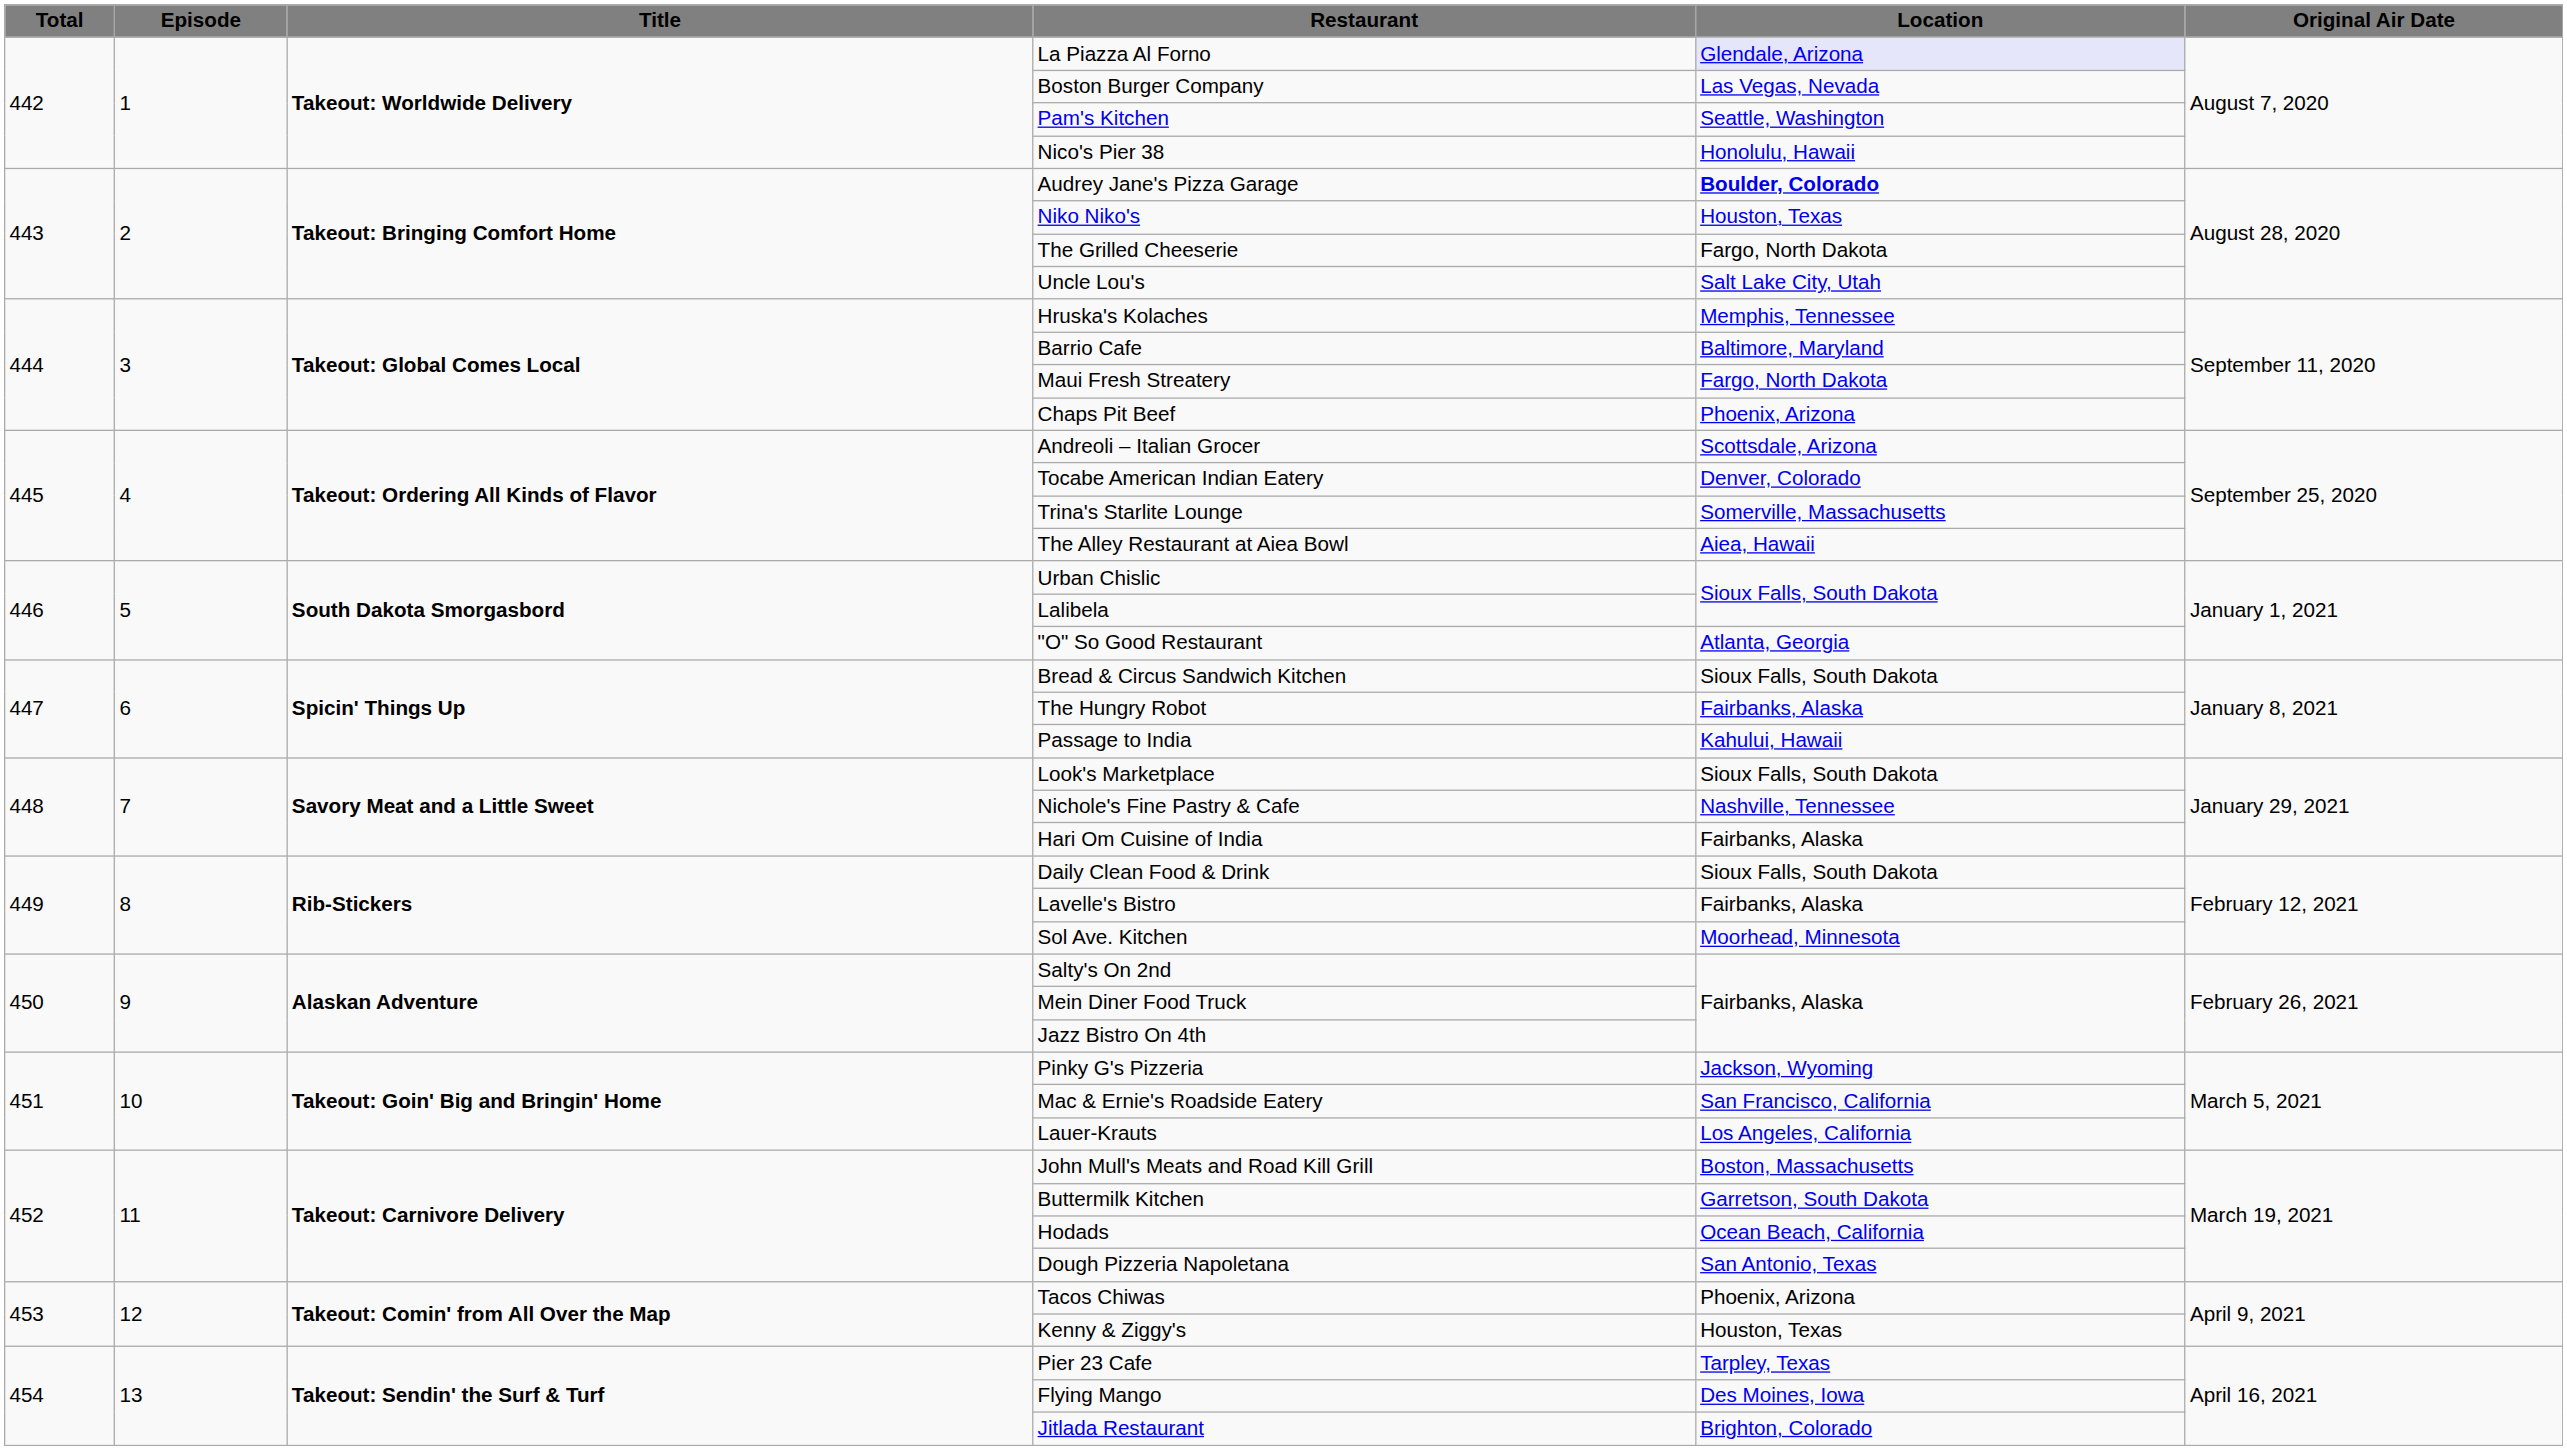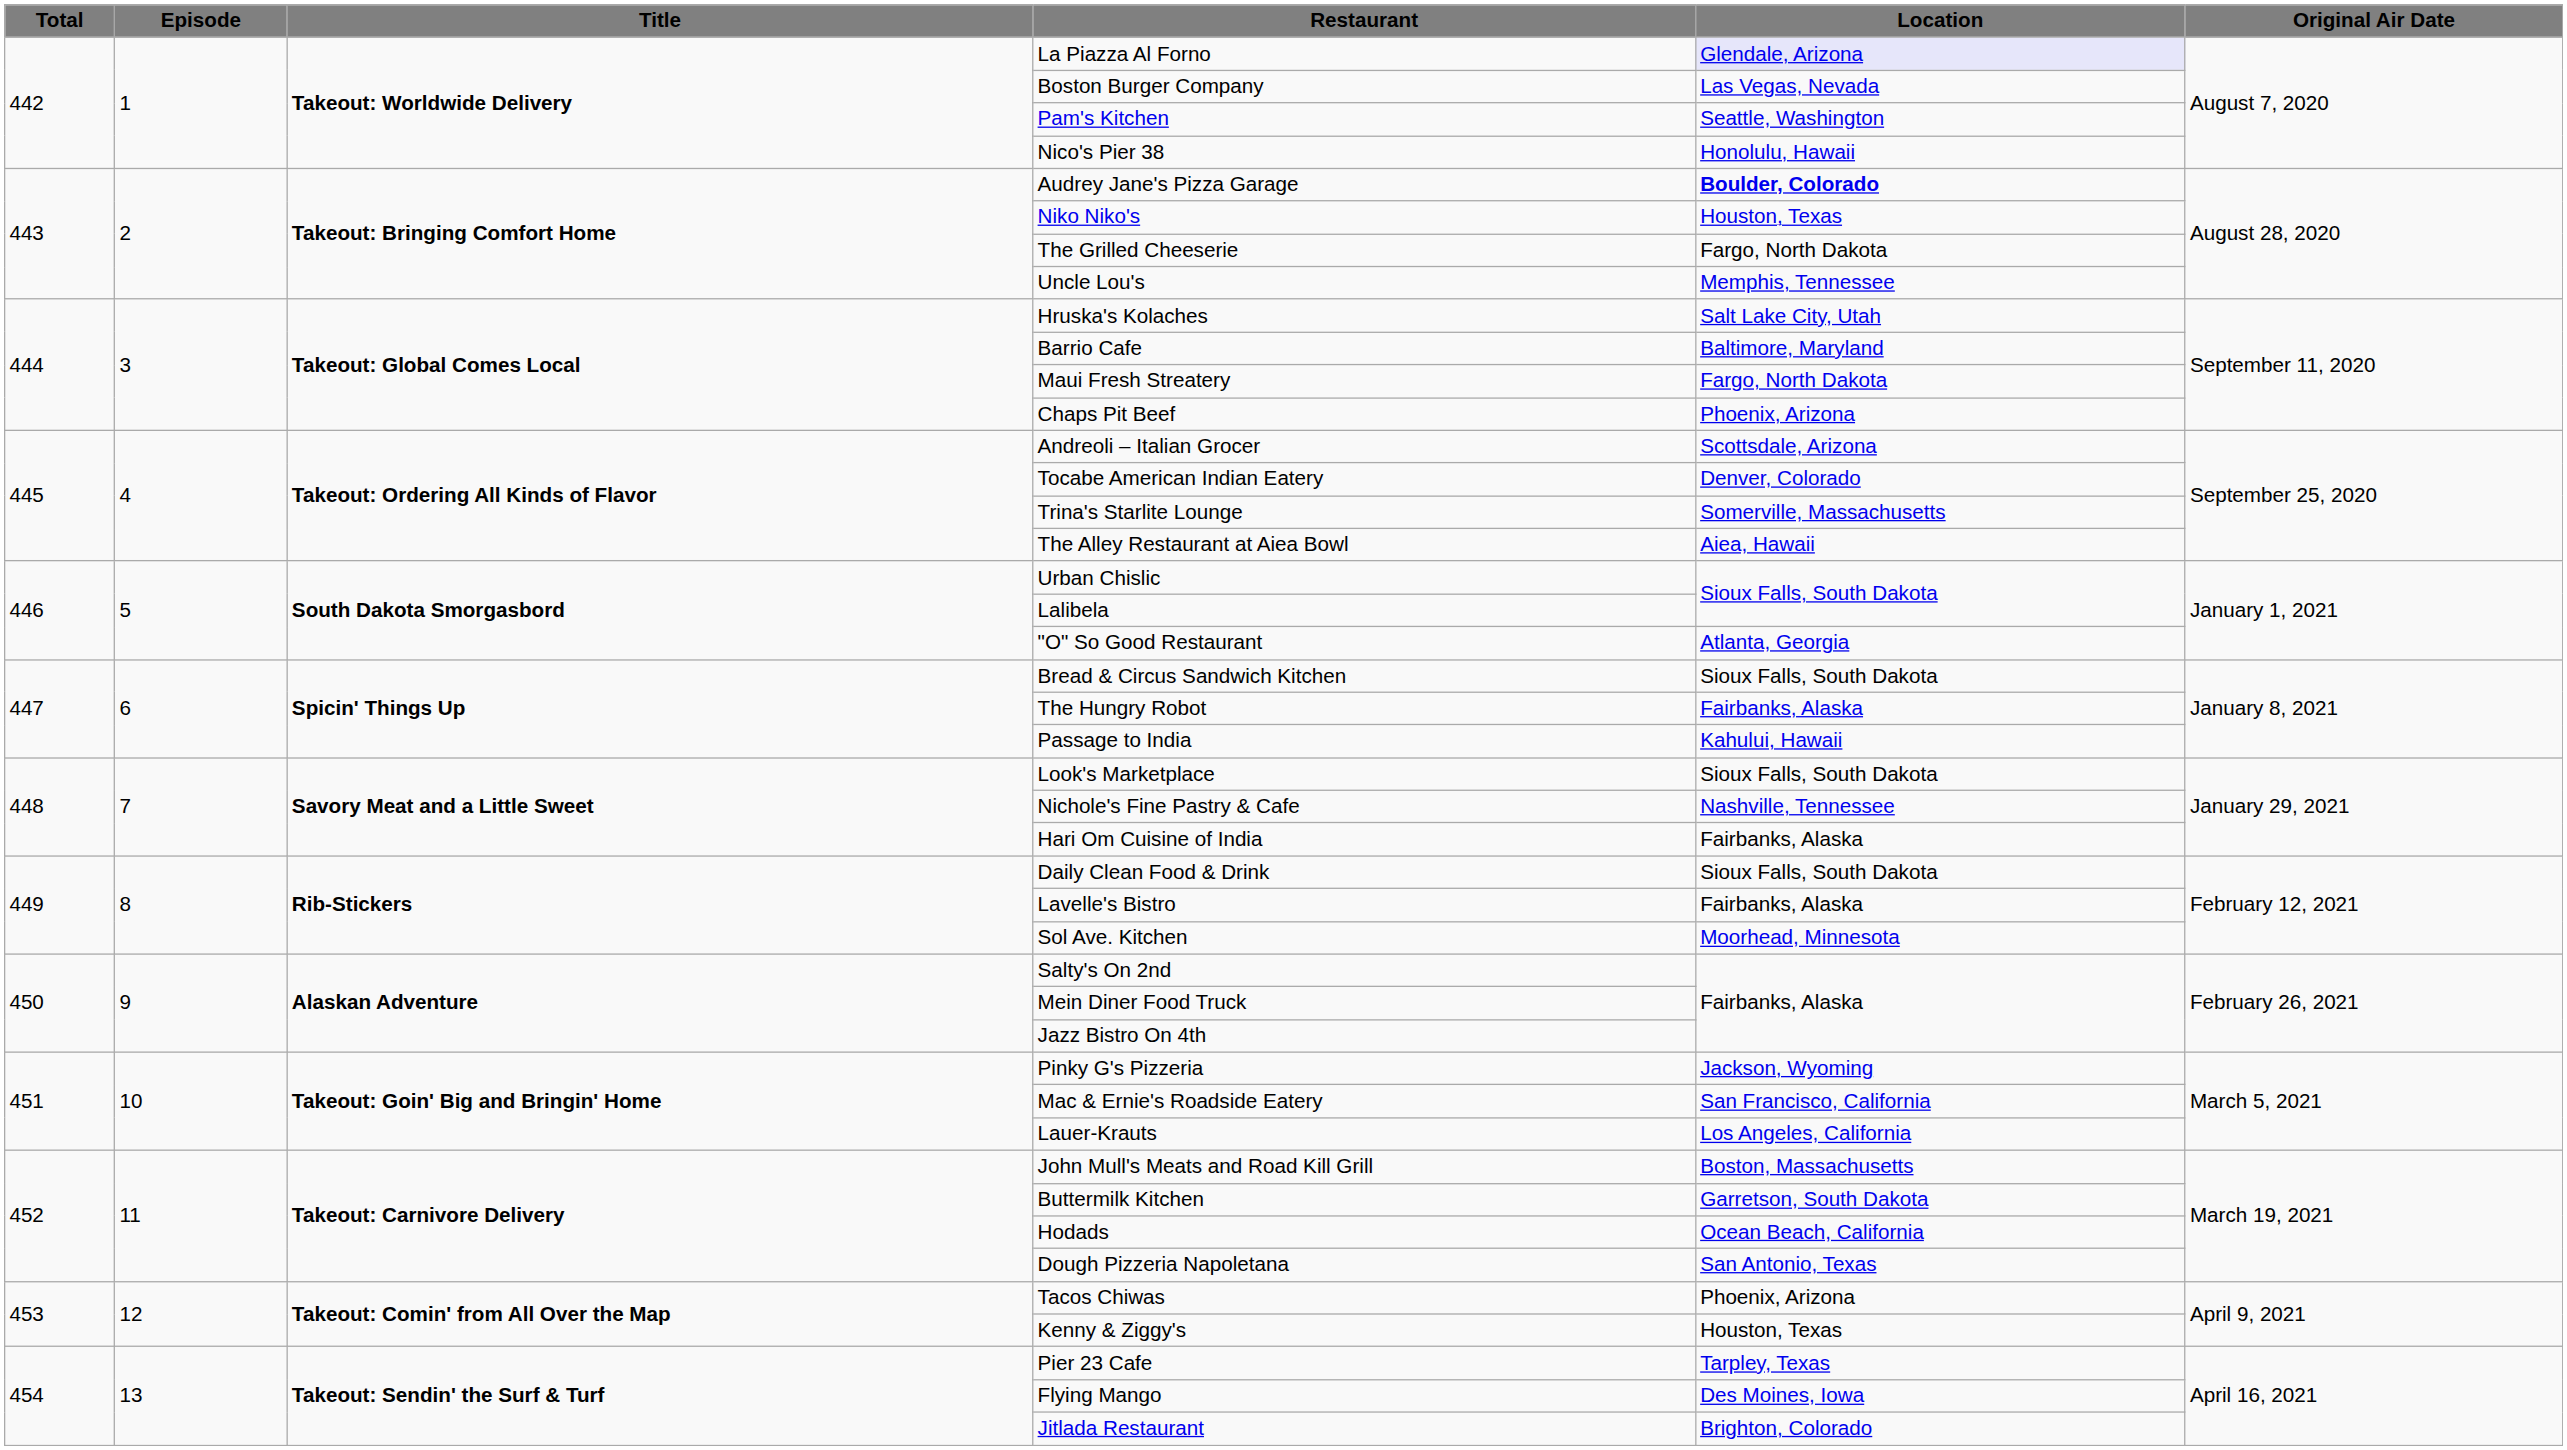(1791, 282) Salt Lake City, Utah -> (1797, 282) Memphis, Tennessee
(1797, 315) Memphis, Tennessee -> (1791, 315) Salt Lake City, Utah
